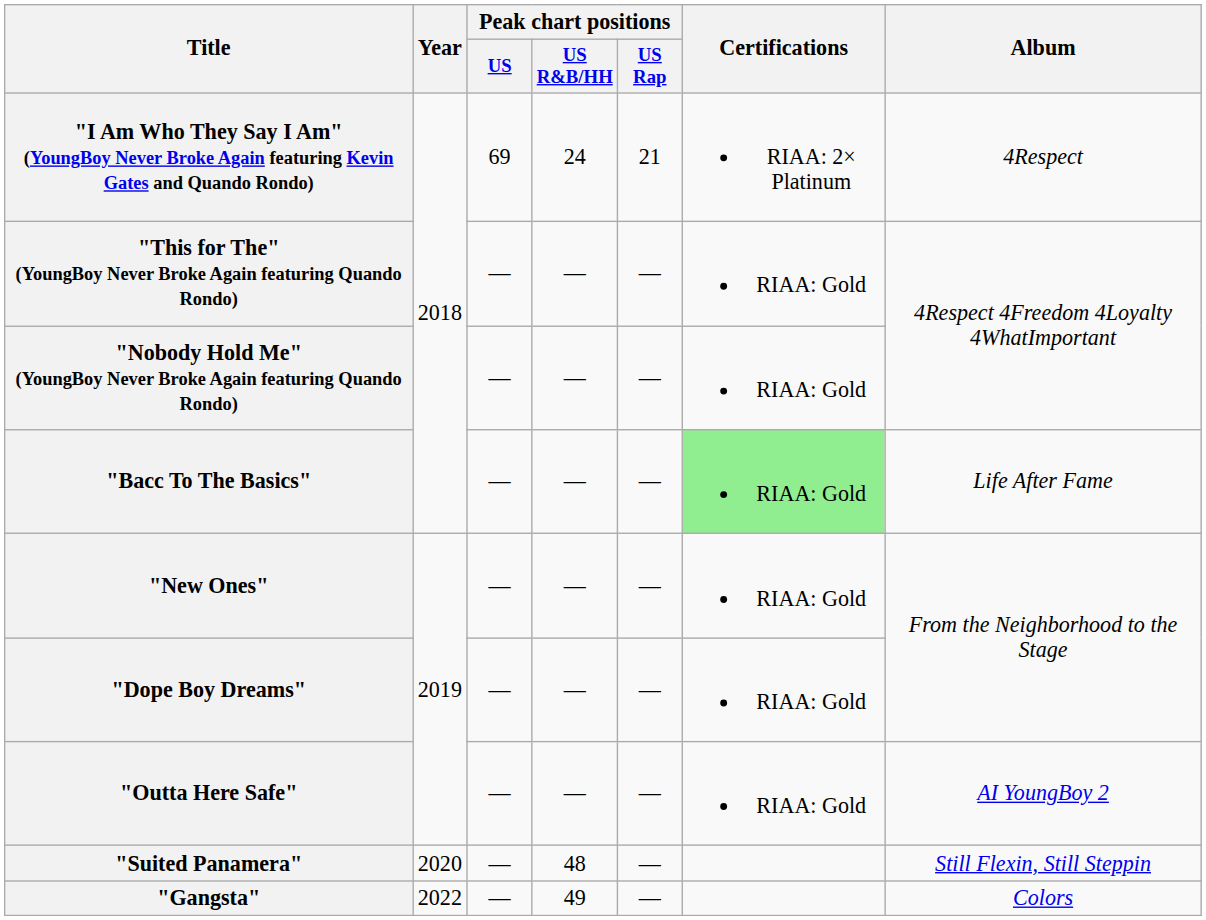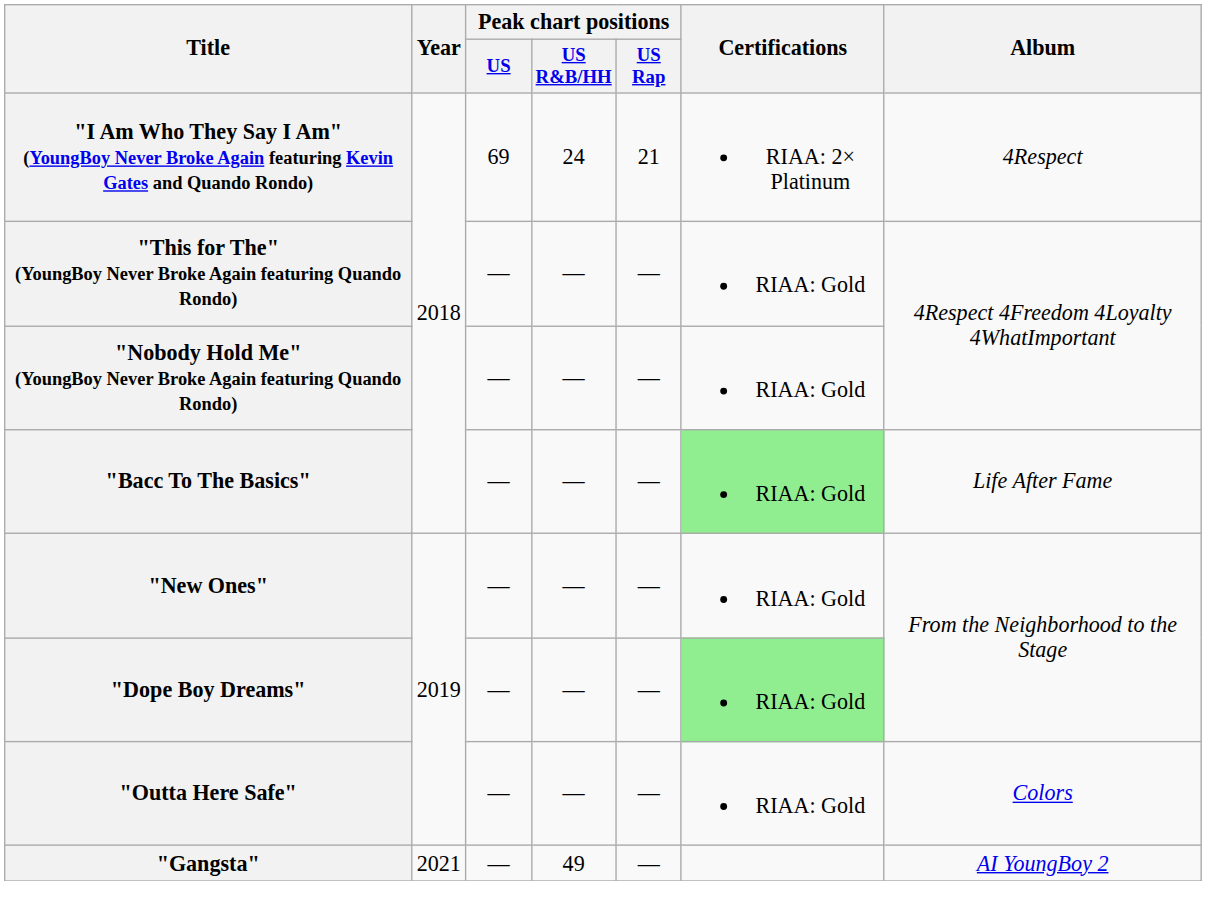(784, 702) no background -> (783, 702) lightgreen background
(1043, 793) AI YoungBoy 2 -> (1043, 793) Colors
- row: (209, 863)
(440, 898) 2022 -> (439, 863) 2021
(1043, 898) Colors -> (1043, 863) AI YoungBoy 2
